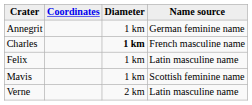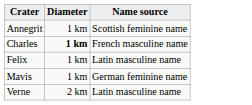- column: (73, 12)
(197, 28) German feminine name -> (140, 28) Scottish feminine name
(197, 76) Scottish feminine name -> (140, 76) German feminine name
